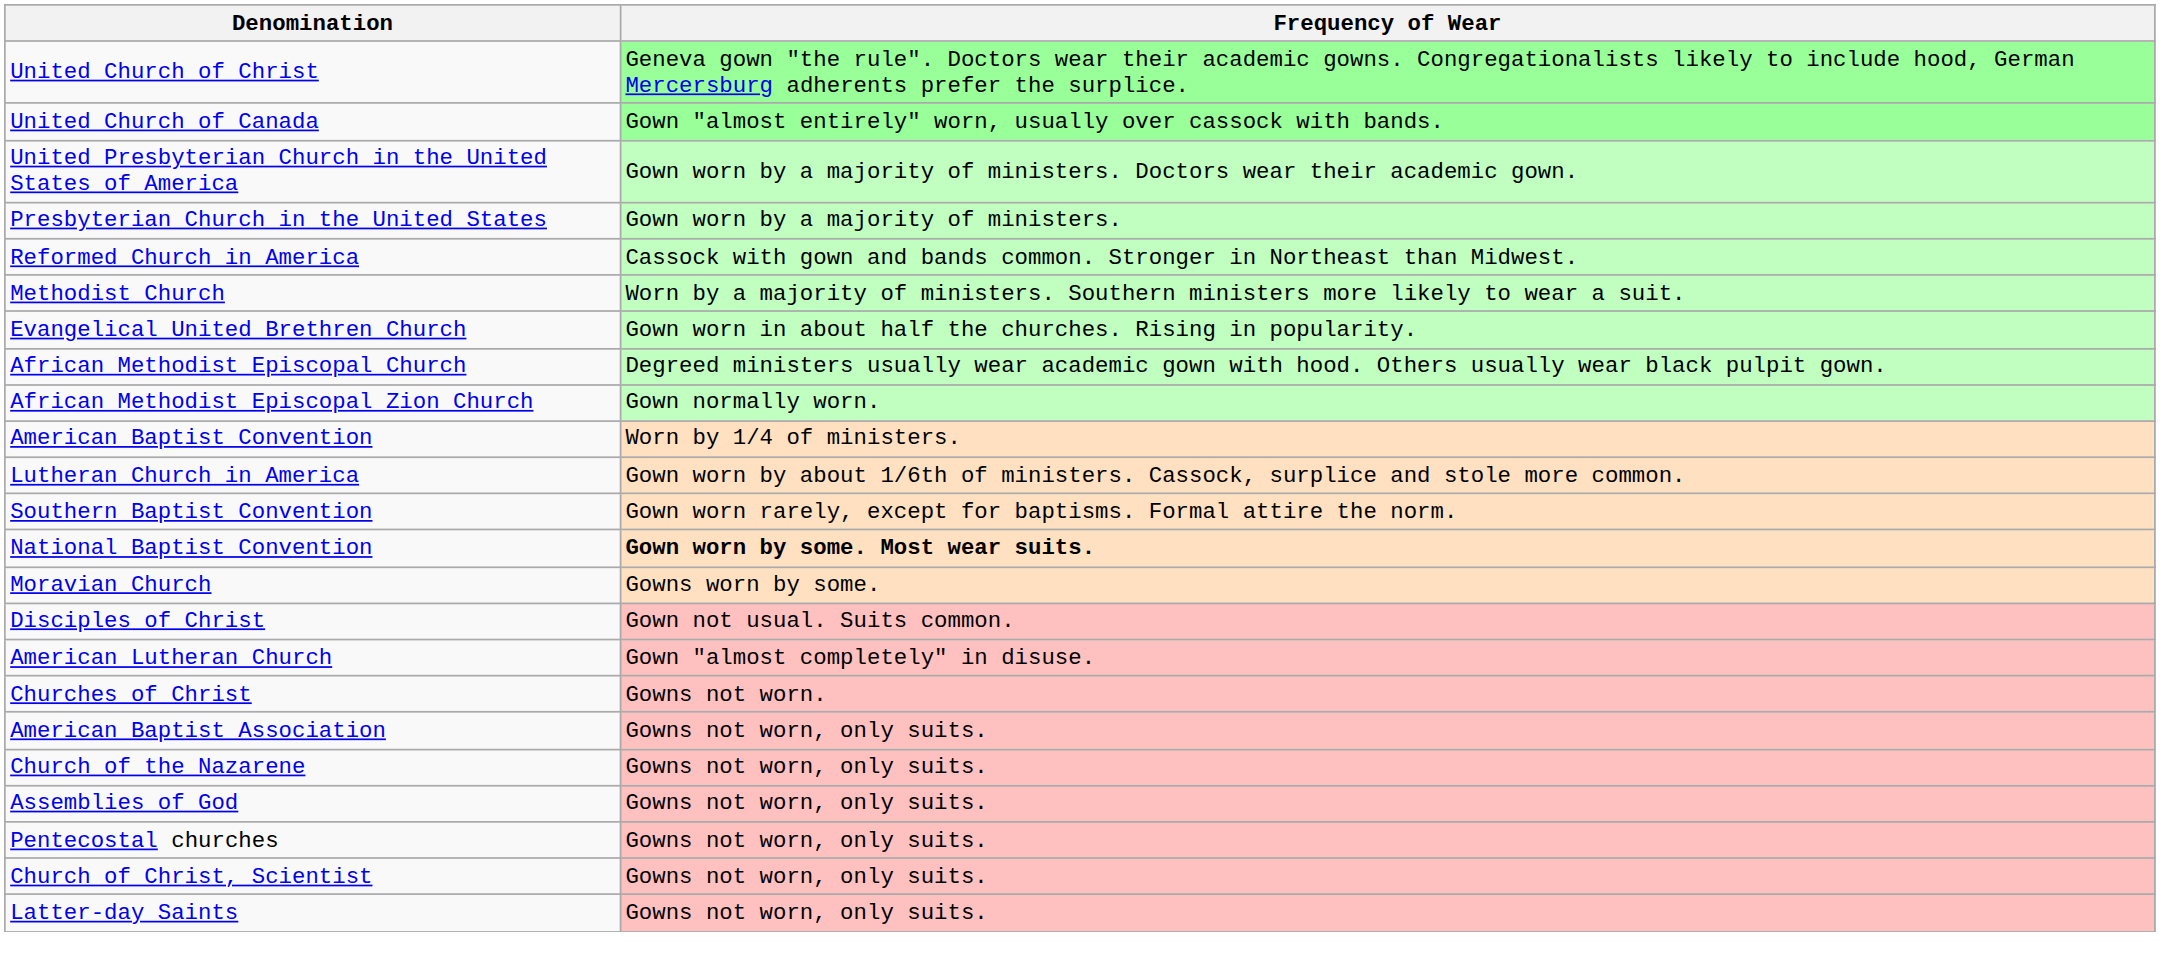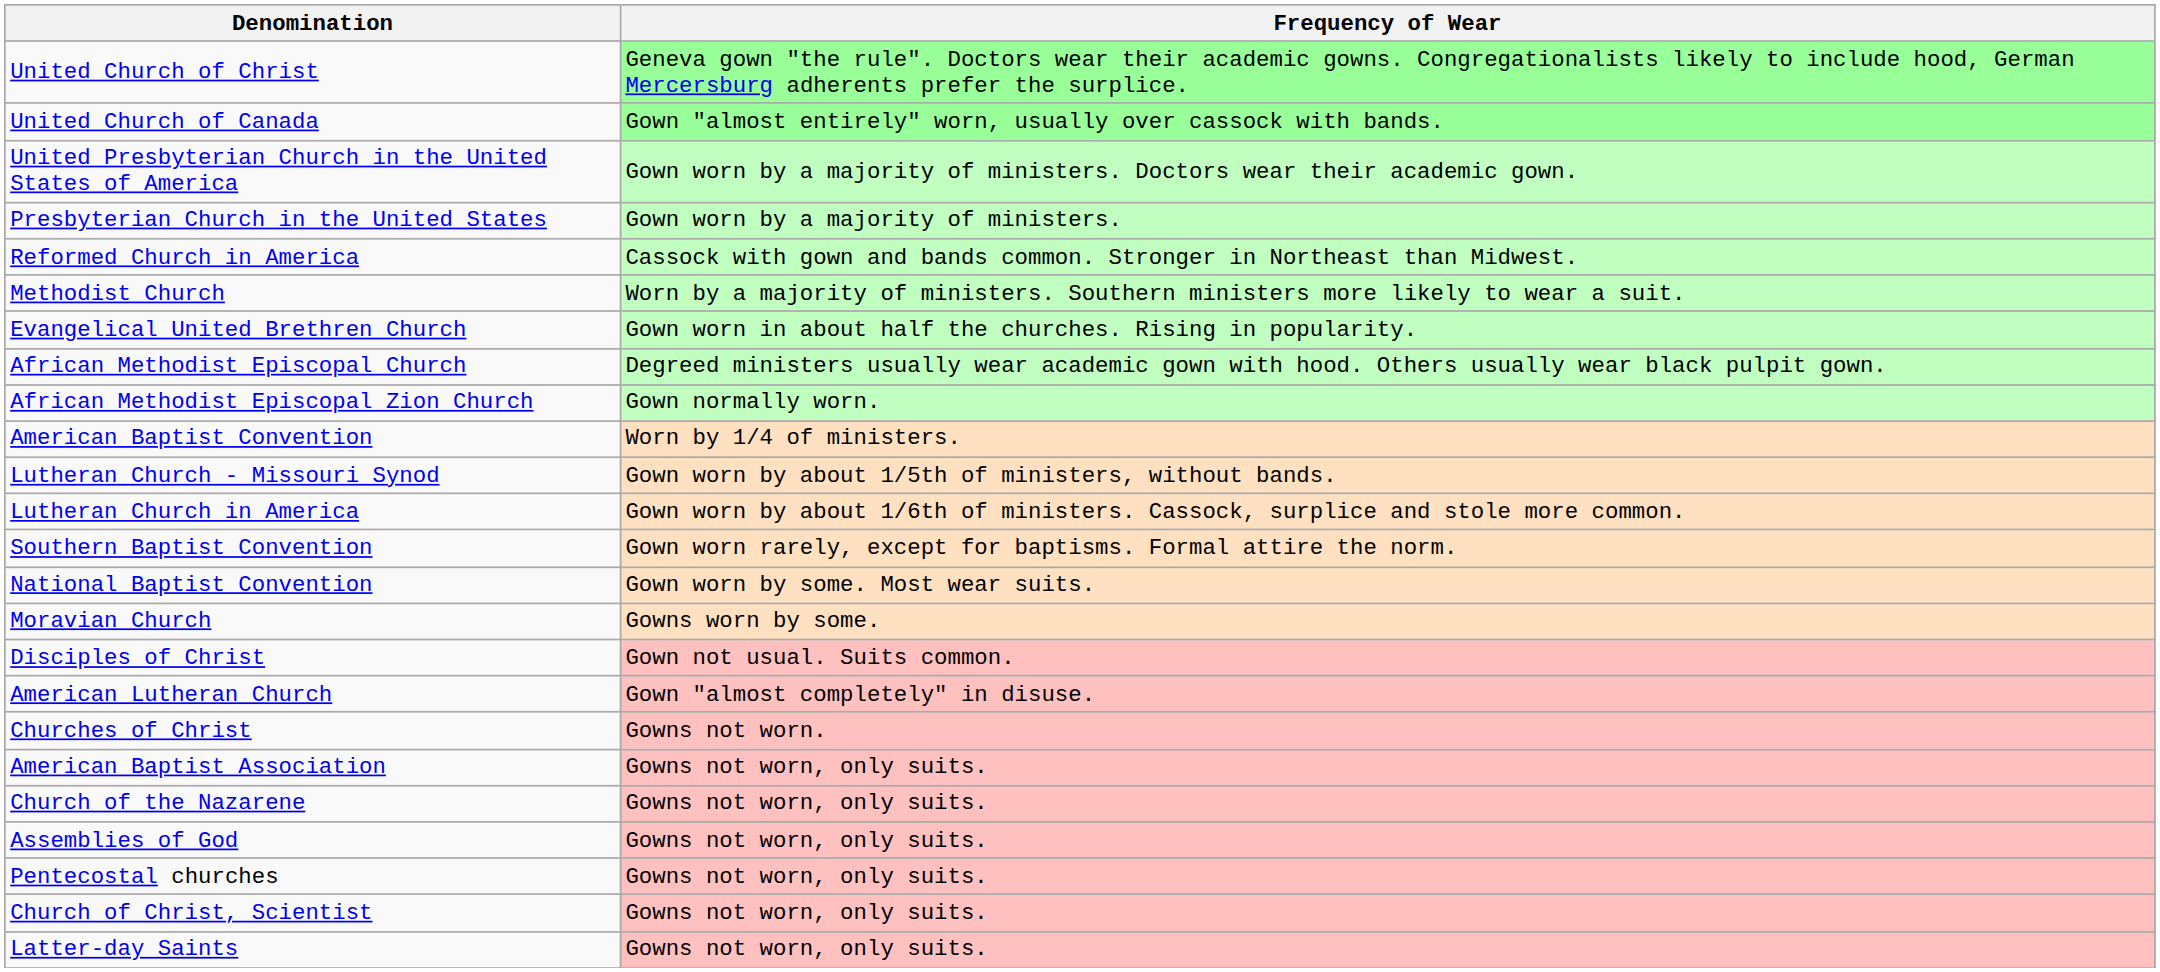+ row: (225, 476)
(860, 548) bold -> (860, 585) normal
